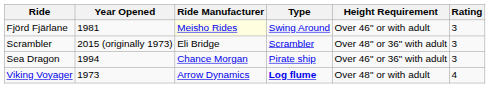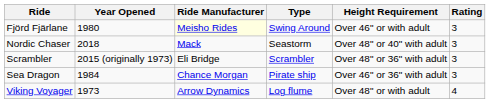(88, 28) 1981 -> (88, 28) 1980
+ row: (38, 43)
(88, 59) 1994 -> (88, 75) 1984
(293, 75) bold -> (291, 91) normal
